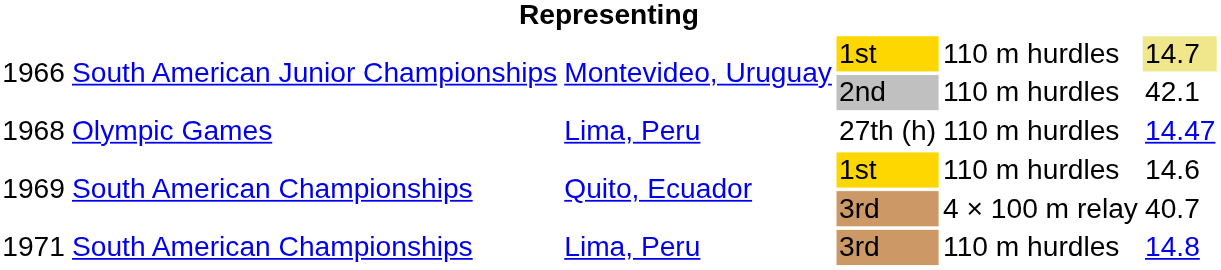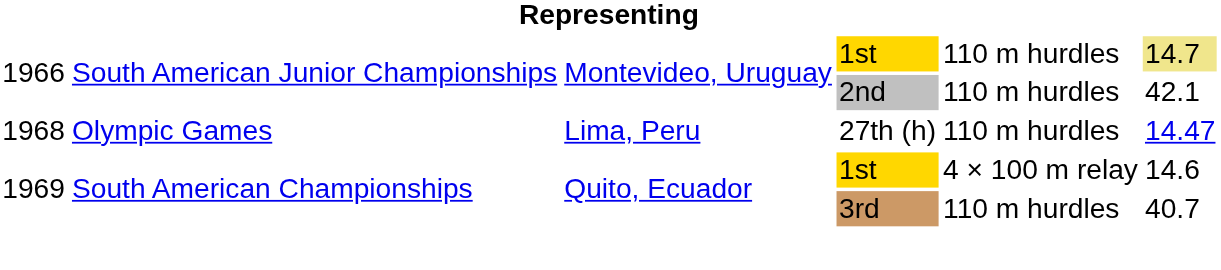(1031, 169) 110 m hurdles -> (1041, 169) 4 × 100 m relay
(1041, 208) 4 × 100 m relay -> (1031, 208) 110 m hurdles
- row: (34, 247)
